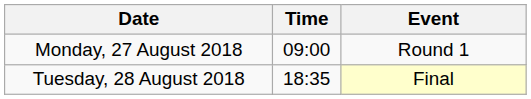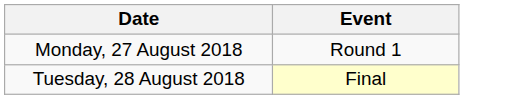- column: (307, 19)
